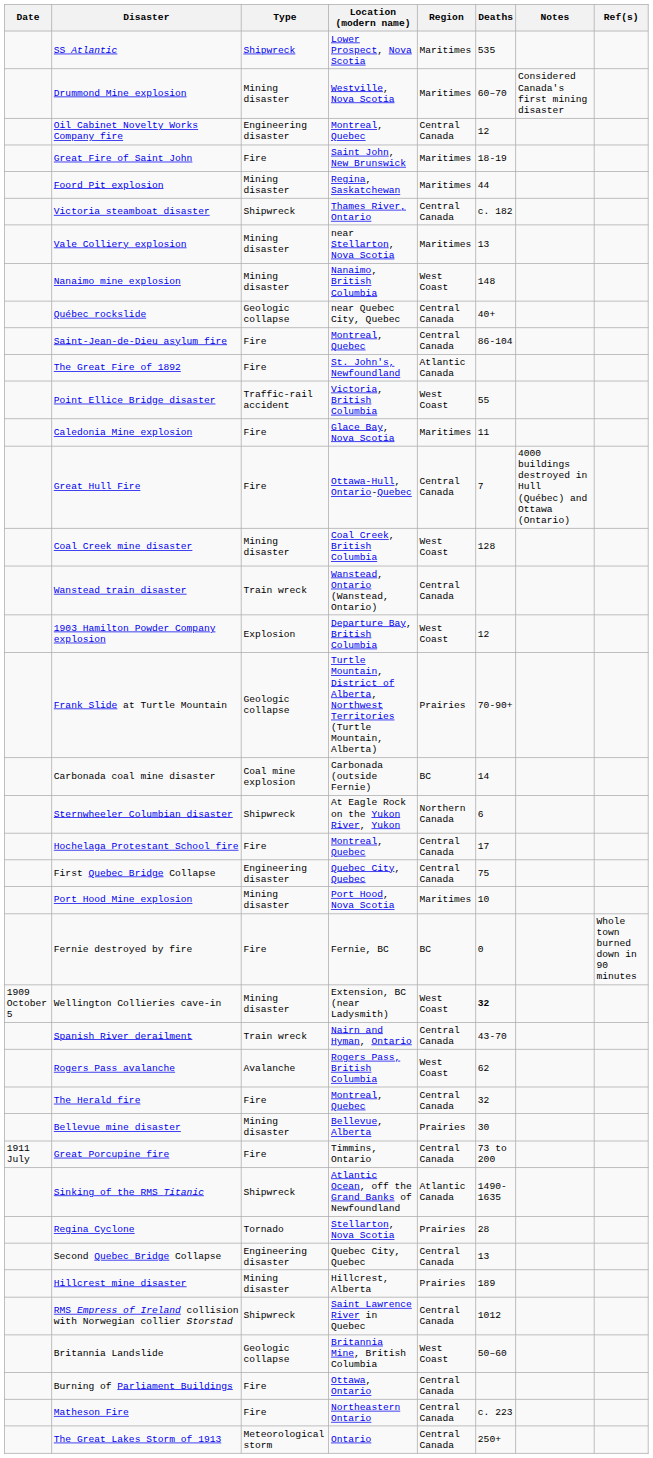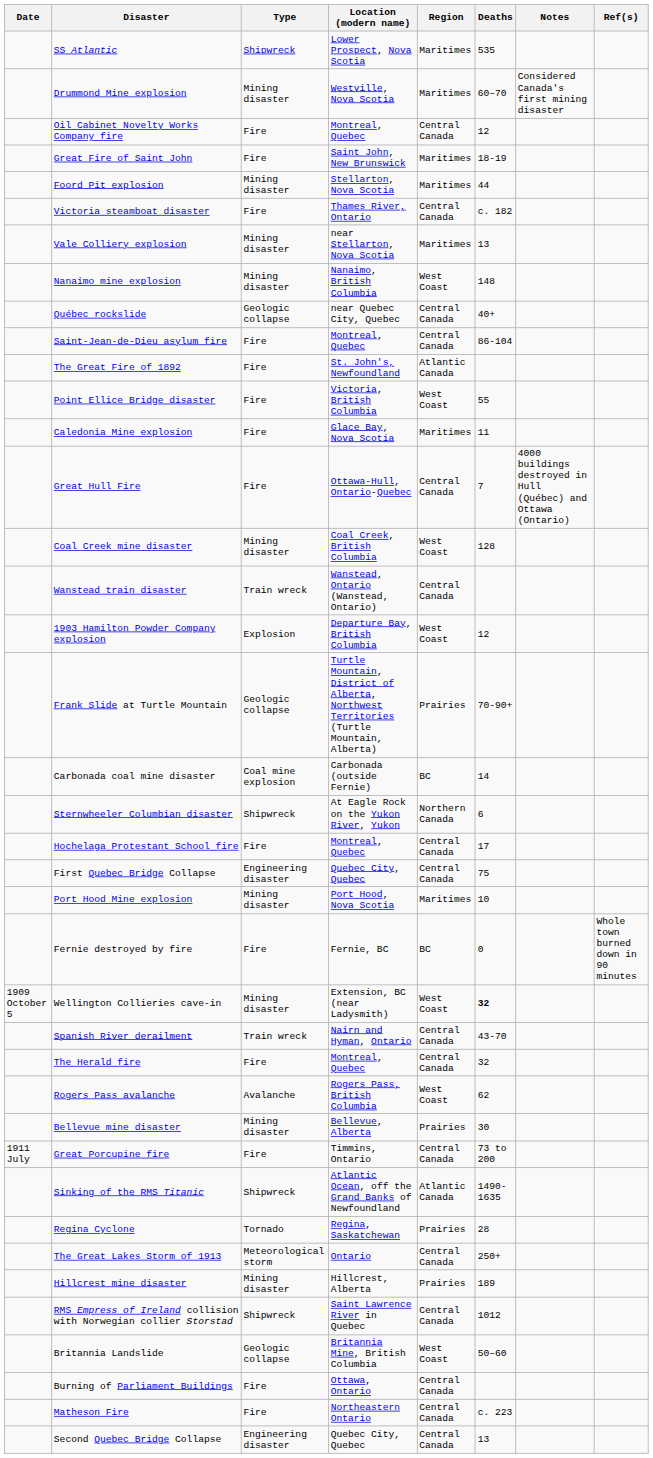(275, 131) Engineering disaster -> (255, 131) Fire
(366, 185) Regina, Saskatchewan -> (362, 185) Stellarton, Nova Scotia
(269, 212) Shipwreck -> (255, 212) Fire
(278, 400) Traffic-rail accident -> (255, 400) Fire
rows swapped: (114, 1068) <-> (97, 1101)
(363, 1230) Stellarton, Nova Scotia -> (365, 1230) Regina, Saskatchewan
rows swapped: (138, 1440) <-> (138, 1257)
